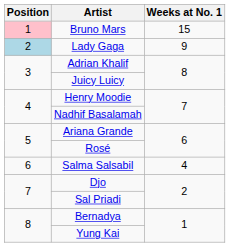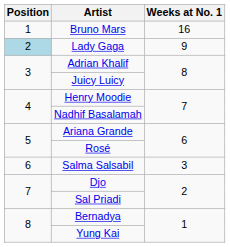(28, 30) pink background -> (28, 30) no background
(184, 30) 15 -> (184, 30) 16
(184, 166) 4 -> (184, 166) 3
